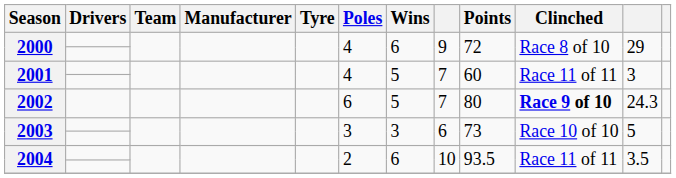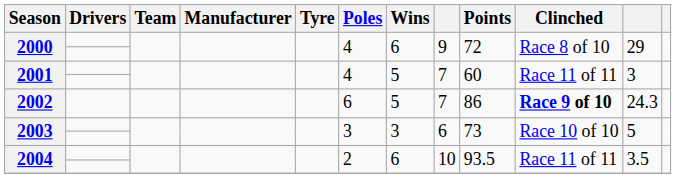(473, 103) 80 -> (473, 103) 86
